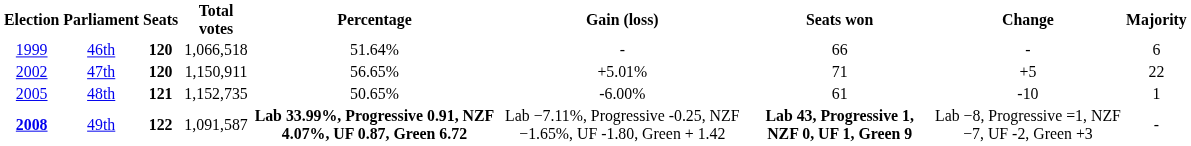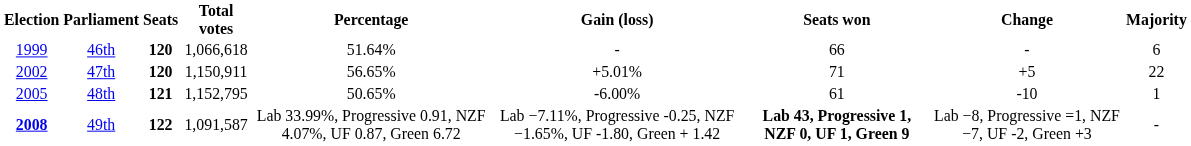(216, 50) 1,066,518 -> (216, 50) 1,066,618
(216, 94) 1,152,735 -> (216, 94) 1,152,795
(374, 124) bold -> (371, 124) normal
